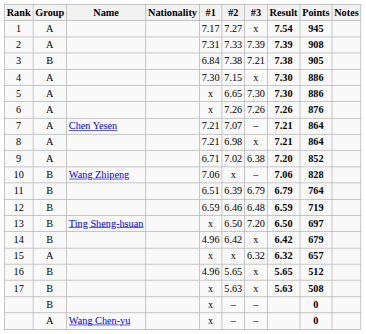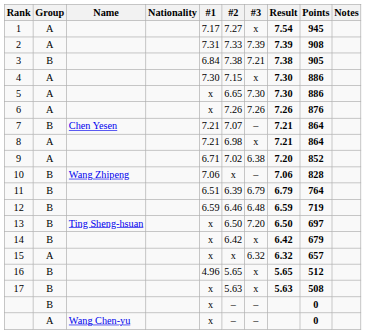(50, 126) A -> (50, 126) B
(211, 239) 4.96 -> (211, 239) x
